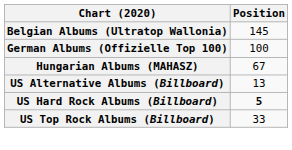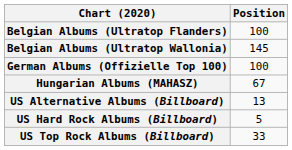+ row: (117, 31)
(259, 101) bold -> (259, 119) normal
